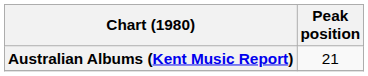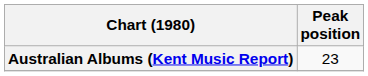(330, 58) 21 -> (330, 58) 23
